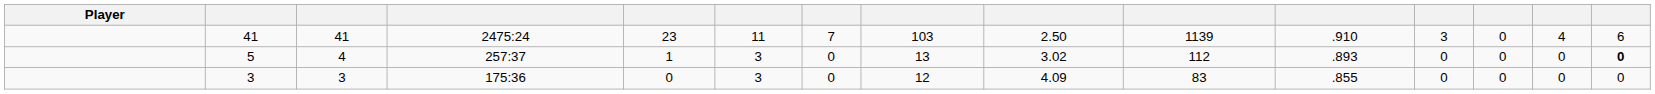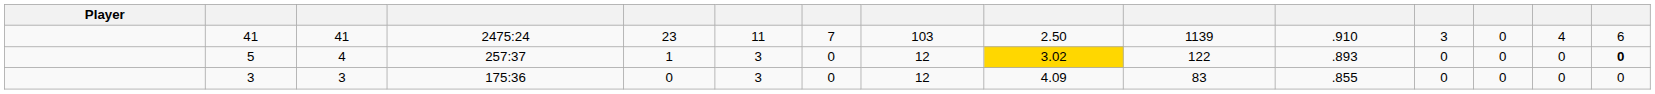(922, 57) 13 -> (922, 57) 12
(1054, 57) no background -> (1054, 57) gold background
(1199, 57) 112 -> (1199, 57) 122
